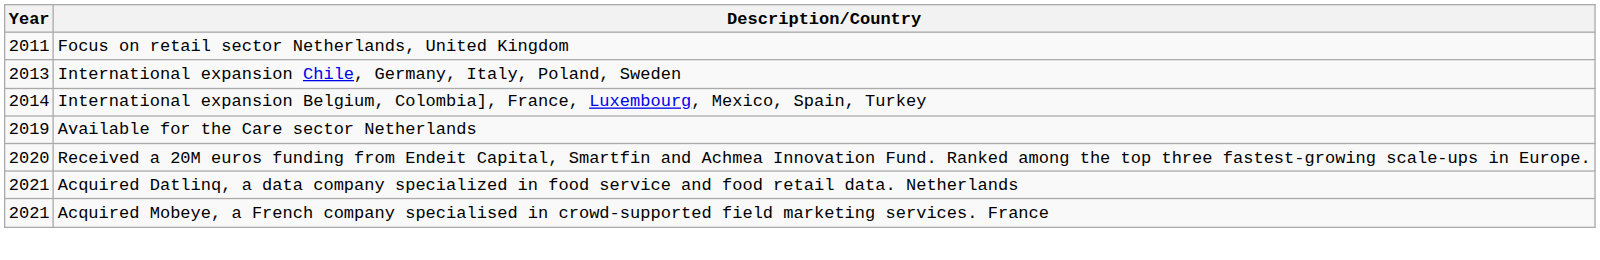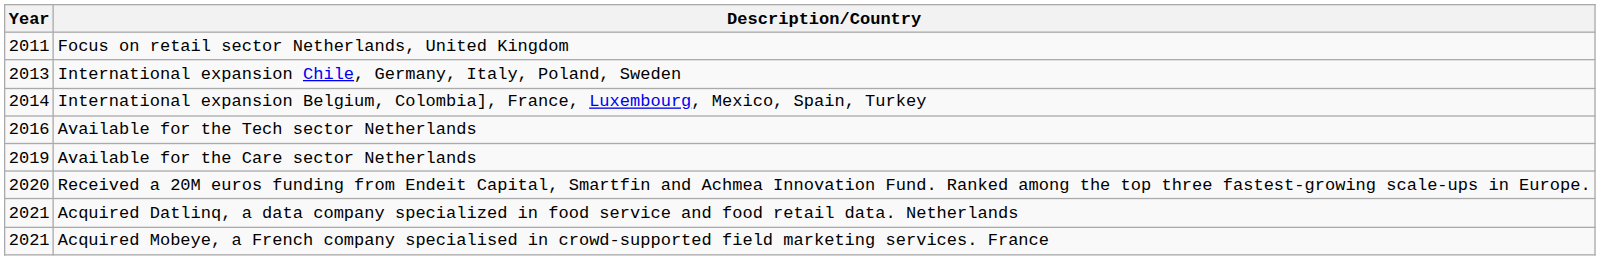+ row: (267, 130)
